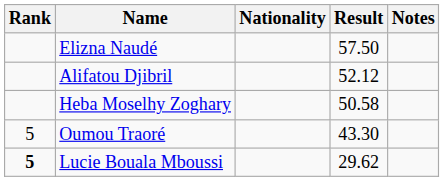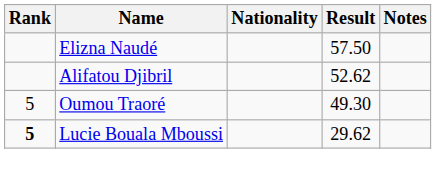(359, 76) 52.12 -> (351, 76) 52.62
- row: (145, 104)
(359, 133) 43.30 -> (351, 104) 49.30
